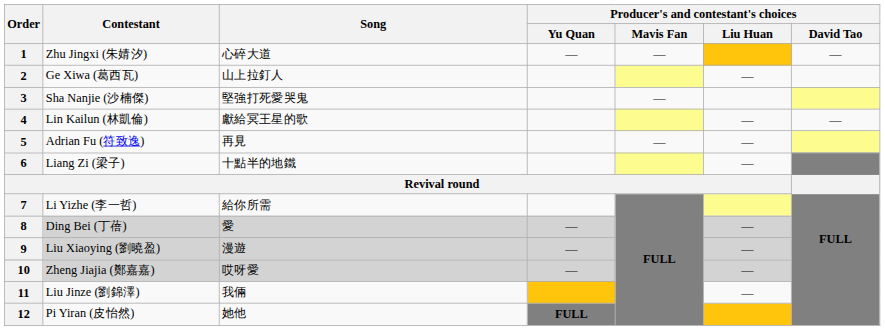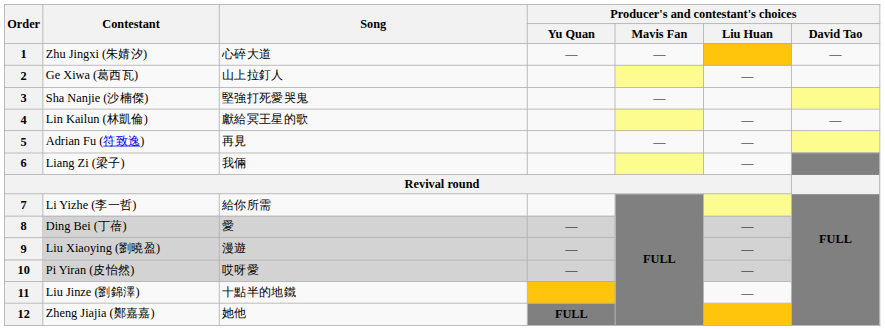(259, 163) 十點半的地鐵 -> (234, 163) 我倆
(100, 270) Zheng Jiajia (鄭嘉嘉) -> (90, 270) Pi Yiran (皮怡然)
(234, 292) 我倆 -> (259, 292) 十點半的地鐵
(90, 313) Pi Yiran (皮怡然) -> (100, 313) Zheng Jiajia (鄭嘉嘉)
